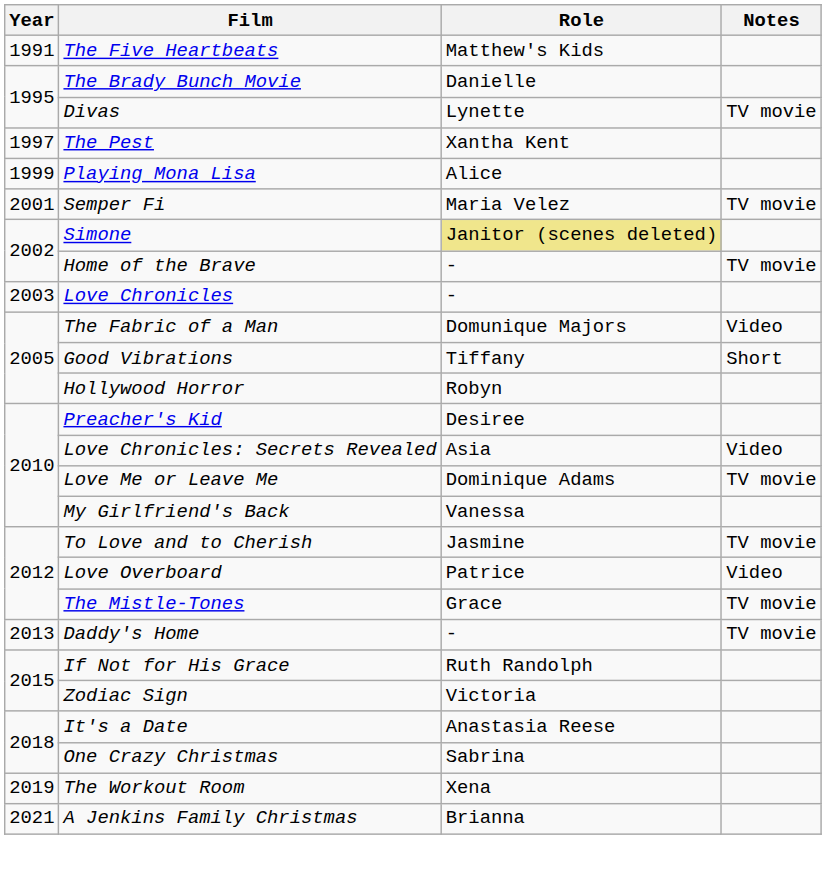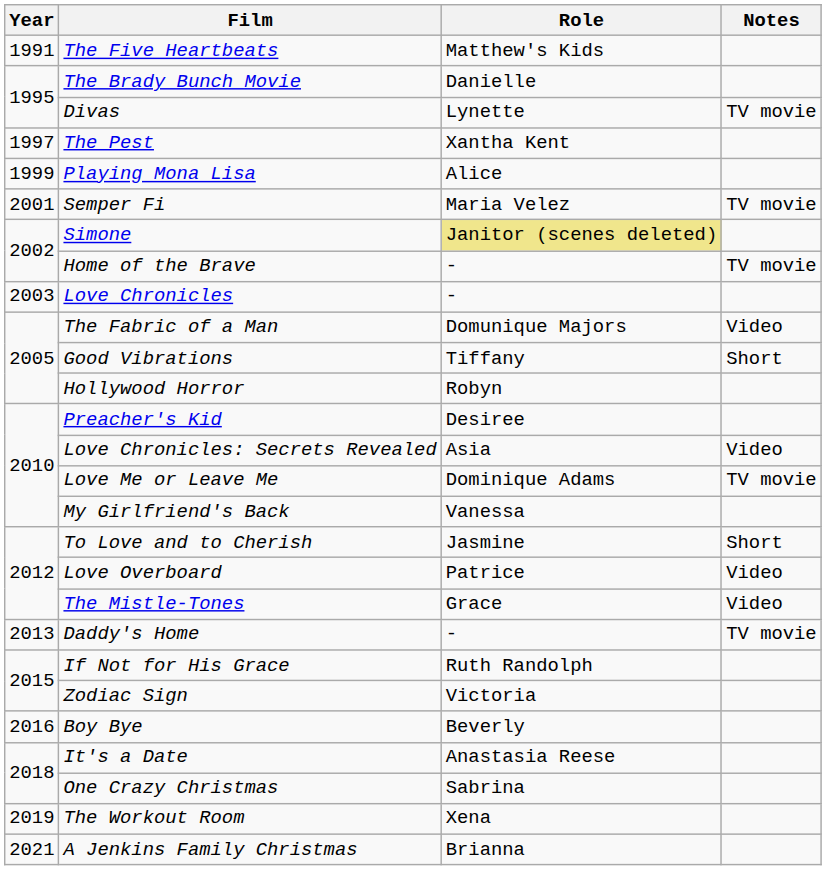(771, 542) TV movie -> (754, 542) Short
(771, 604) TV movie -> (754, 604) Video
+ row: (103, 727)
